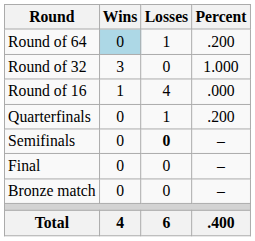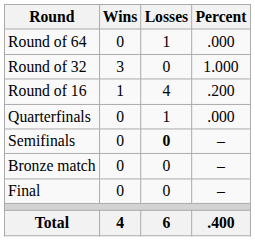(120, 41) lightblue background -> (120, 41) no background
(221, 41) .200 -> (221, 41) .000
(221, 91) .000 -> (221, 91) .200
(221, 116) .200 -> (221, 116) .000
rows swapped: (24, 166) <-> (52, 191)
